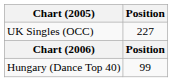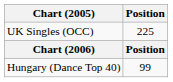(145, 31) 227 -> (145, 31) 225
